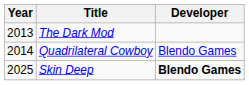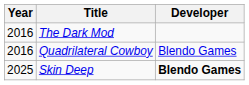(20, 32) 2013 -> (20, 32) 2016
(20, 51) 2014 -> (20, 51) 2016
